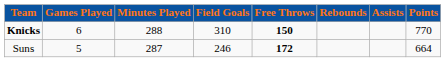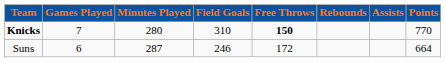(79, 30) 6 -> (79, 30) 7
(154, 30) 288 -> (154, 30) 280
(79, 48) 5 -> (79, 48) 6
(284, 48) bold -> (284, 48) normal
